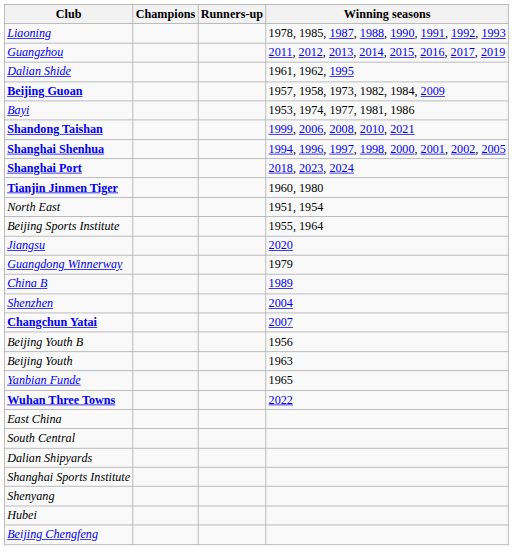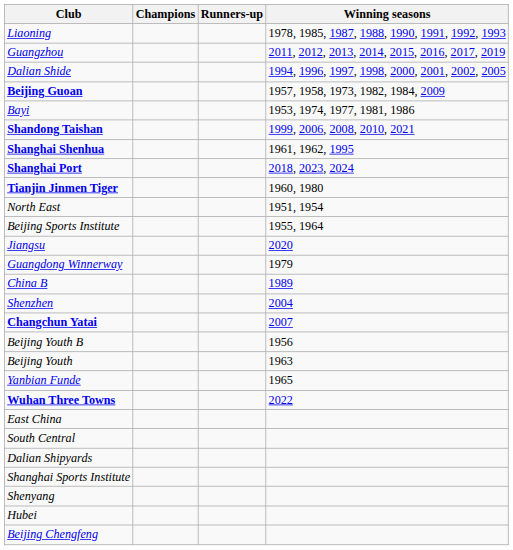(311, 71) 1961, 1962, 1995 -> (387, 71) 1994, 1996, 1997, 1998, 2000, 2001, 2002, 2005
(387, 149) 1994, 1996, 1997, 1998, 2000, 2001, 2002, 2005 -> (311, 149) 1961, 1962, 1995
